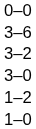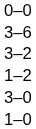rows swapped: (18, 97) <-> (18, 76)
